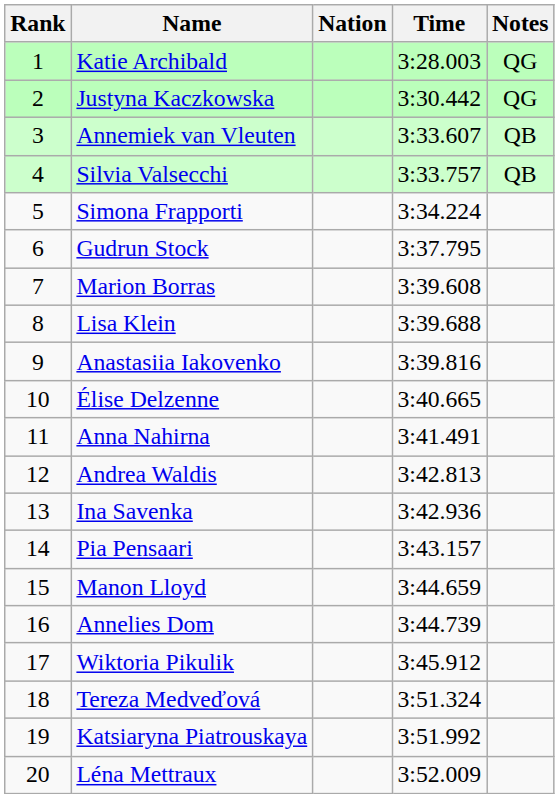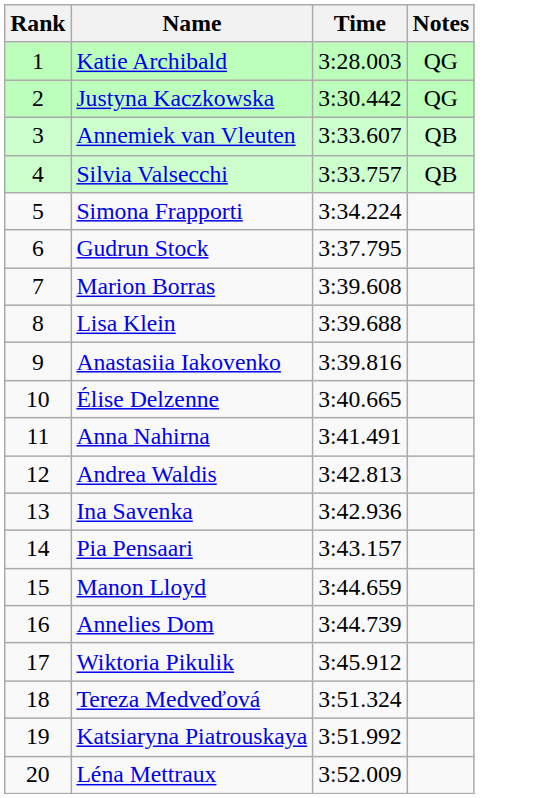- column: (352, 23)
